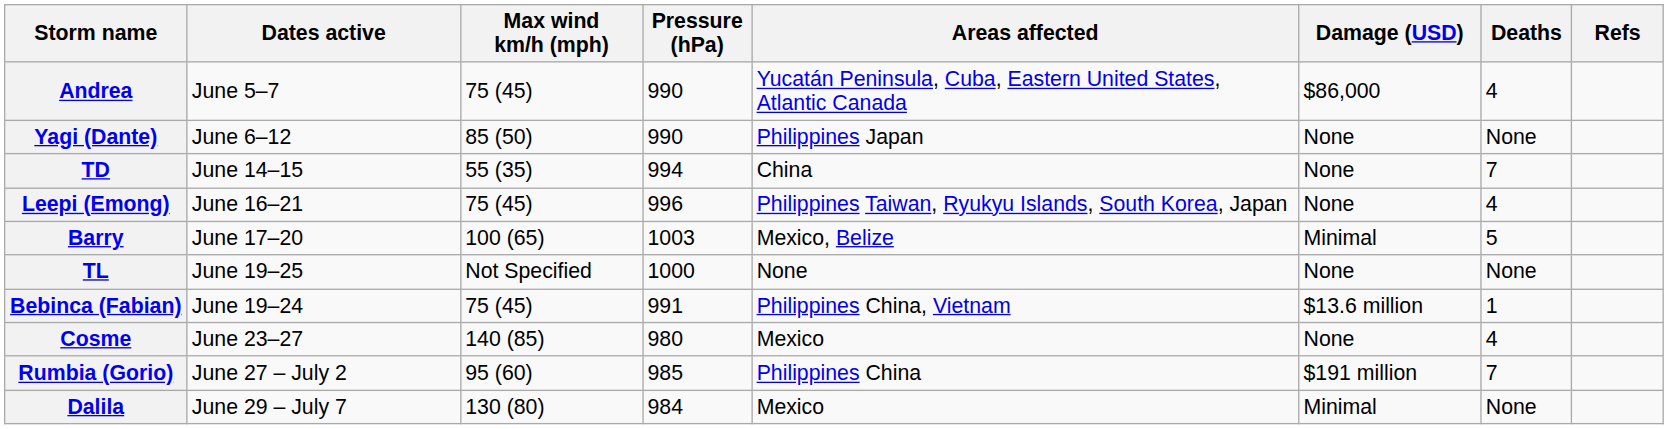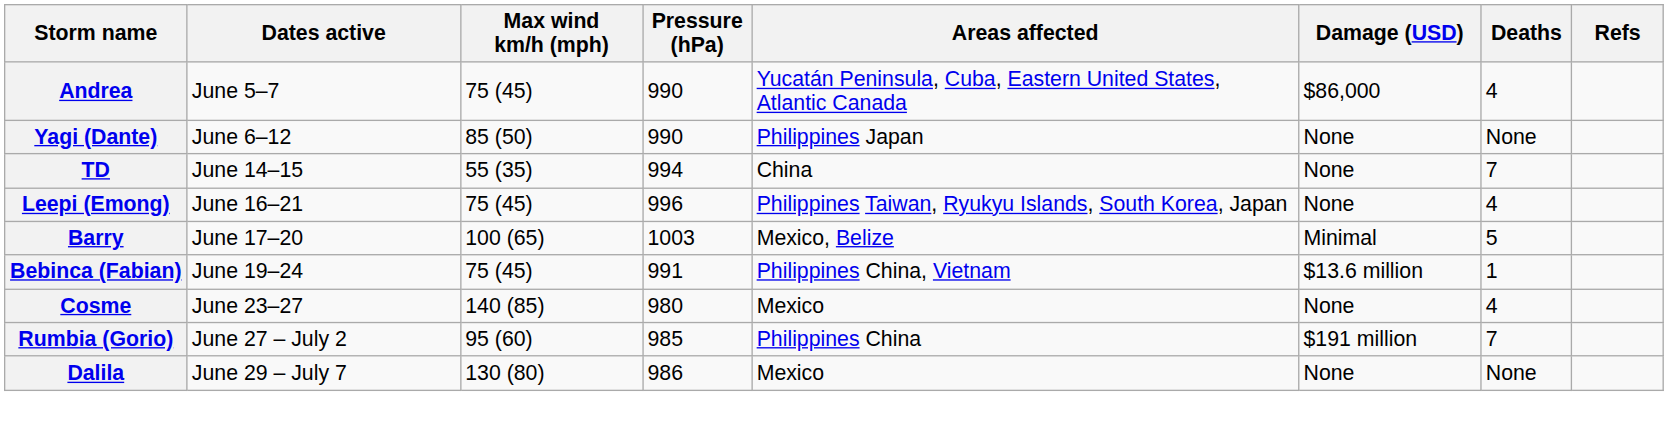- row: (96, 271)
(665, 406) 984 -> (665, 372) 986
(1340, 406) Minimal -> (1329, 372) None
